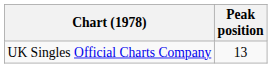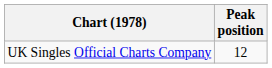(241, 52) 13 -> (241, 52) 12
